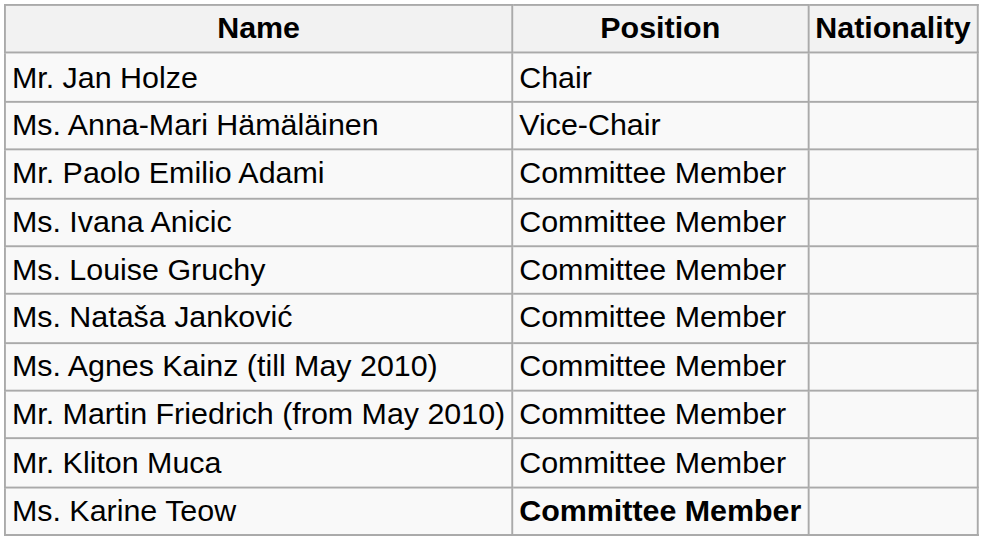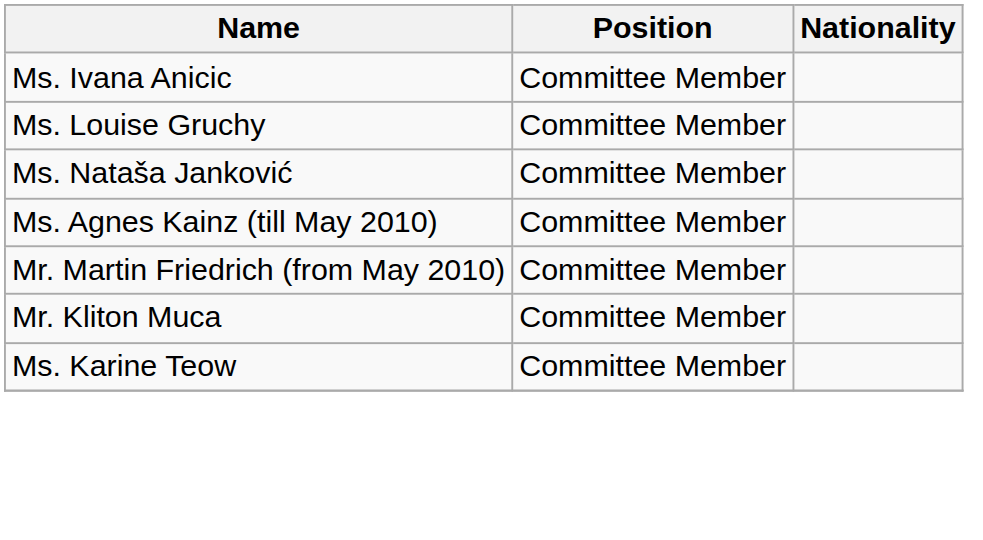- row: (105, 76)
- row: (195, 125)
- row: (168, 173)
(660, 510) bold -> (653, 366) normal
